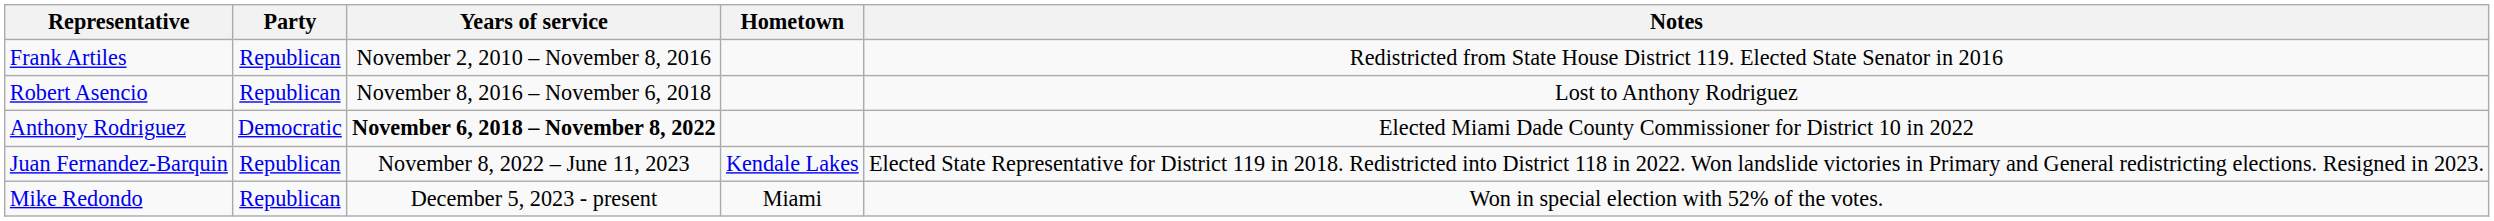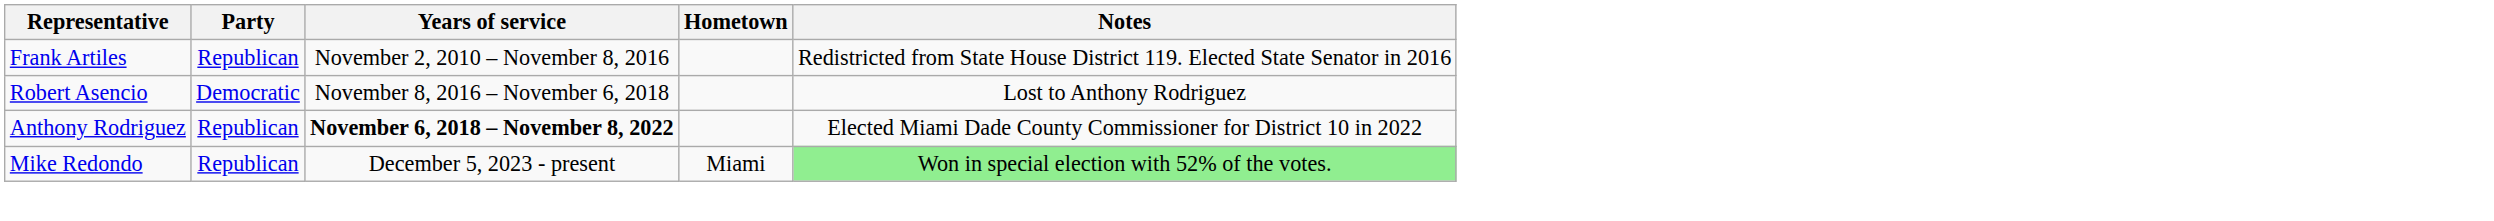(290, 92) Republican -> (248, 92) Democratic
(290, 127) Democratic -> (248, 127) Republican
- row: (119, 163)
(1676, 198) no background -> (1125, 163) lightgreen background
